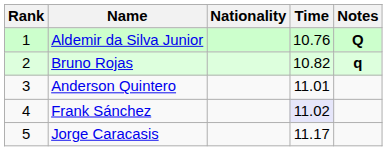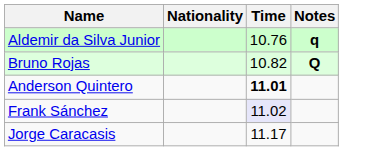- column: (26, 16)
(358, 39) Q -> (315, 39) q
(358, 63) q -> (315, 63) Q
(312, 87) normal -> (268, 87) bold
